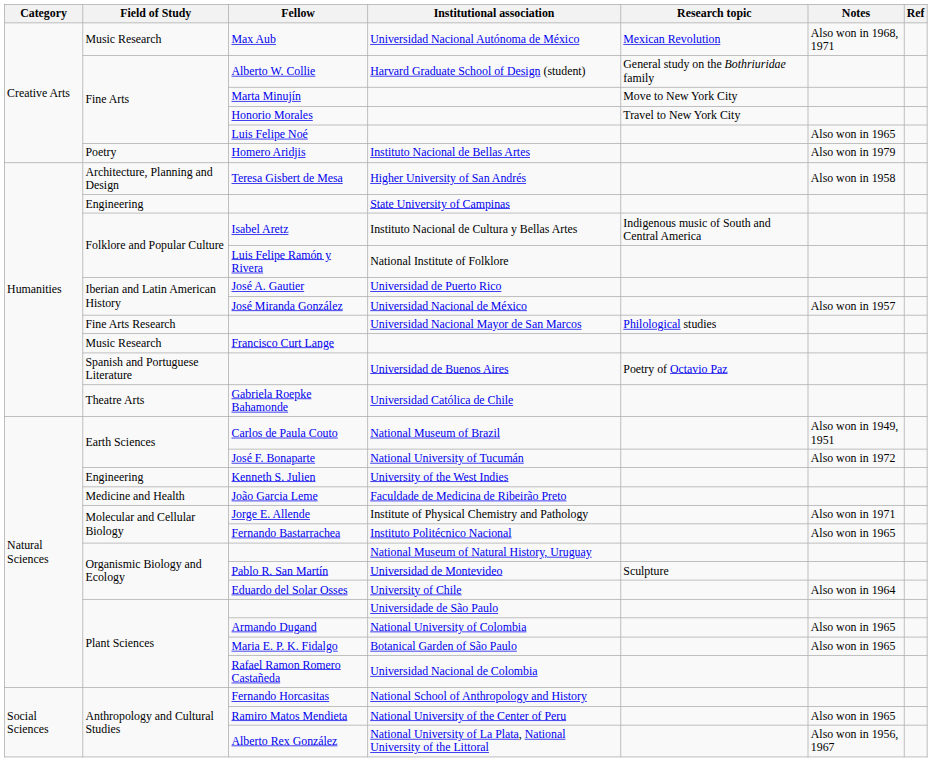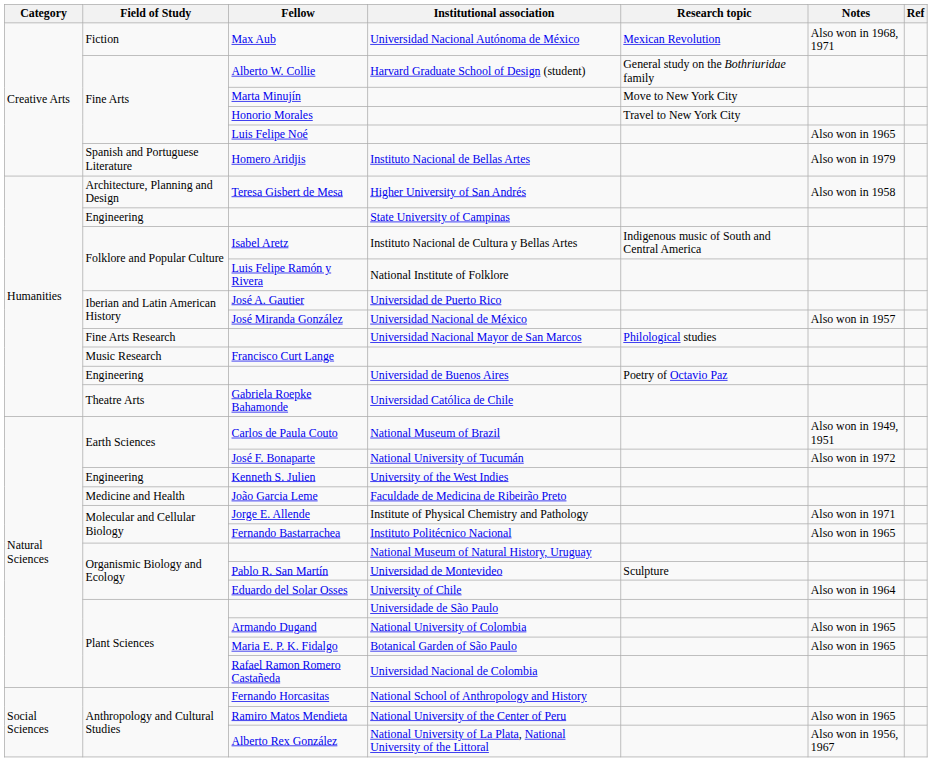(123, 39) Music Research -> (102, 39) Fiction
(101, 153) Poetry -> (142, 159) Spanish and Portuguese Literature
(142, 368) Spanish and Portuguese Literature -> (114, 375) Engineering
